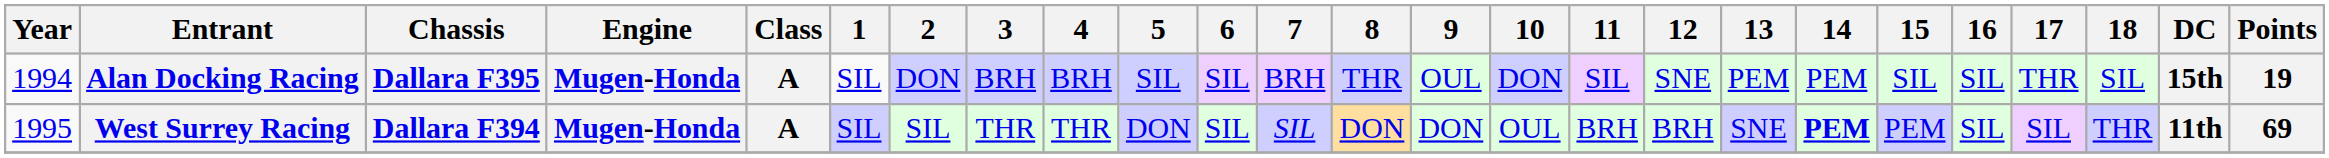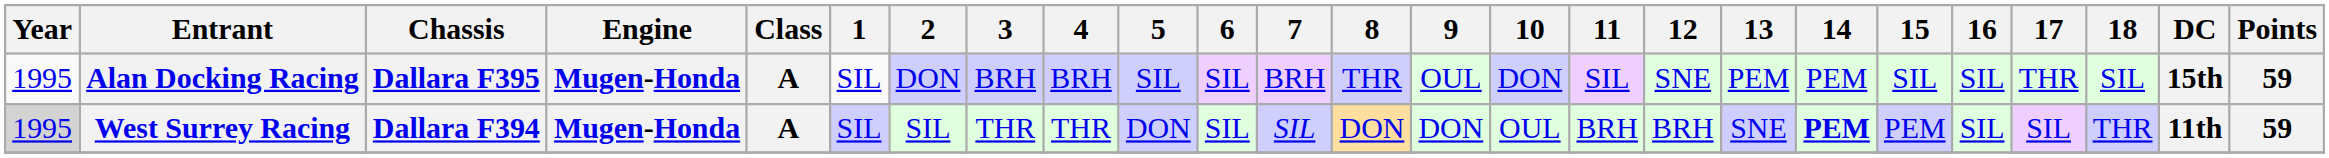(42, 78) 1994 -> (42, 78) 1995
(2277, 78) 19 -> (2277, 78) 59
(42, 127) no background -> (42, 127) lightgrey background
(2277, 127) 69 -> (2277, 127) 59
